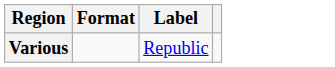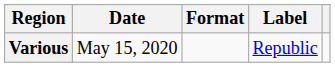+ column: (127, 18)
